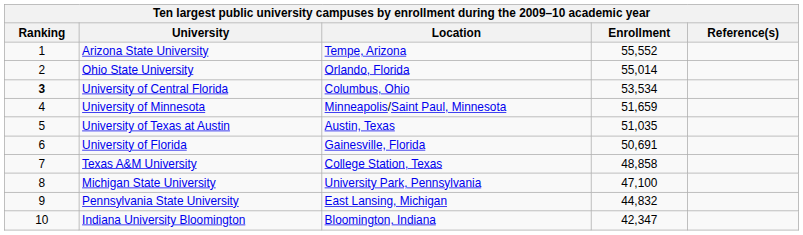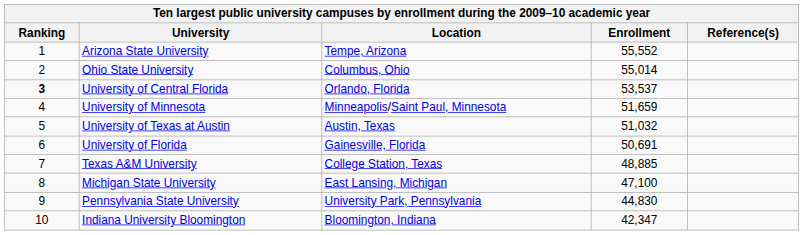(367, 70) Orlando, Florida -> (367, 70) Columbus, Ohio
(367, 88) Columbus, Ohio -> (367, 88) Orlando, Florida
(639, 88) 53,534 -> (639, 88) 53,537
(639, 126) 51,035 -> (639, 126) 51,032
(639, 164) 48,858 -> (639, 164) 48,885
(403, 182) University Park, Pennsylvania -> (386, 182) East Lansing, Michigan
(386, 201) East Lansing, Michigan -> (403, 201) University Park, Pennsylvania
(639, 201) 44,832 -> (639, 201) 44,830
